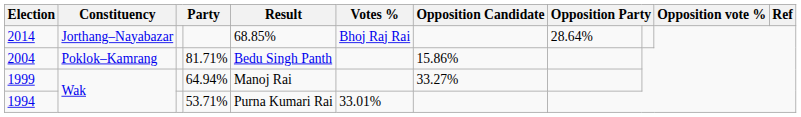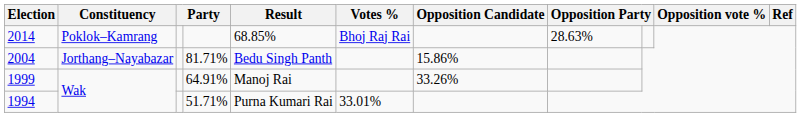(117, 36) Jorthang–Nayabazar -> (109, 36) Poklok–Kamrang
(572, 36) 28.64% -> (572, 36) 28.63%
(109, 58) Poklok–Kamrang -> (117, 58) Jorthang–Nayabazar
(207, 79) 64.94% -> (207, 79) 64.91%
(437, 79) 33.27% -> (437, 79) 33.26%
(207, 101) 53.71% -> (207, 101) 51.71%
